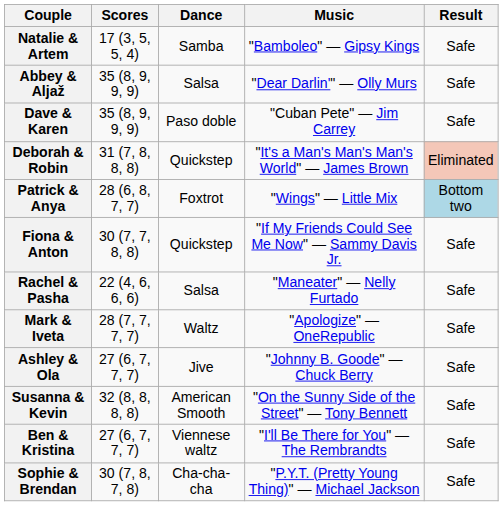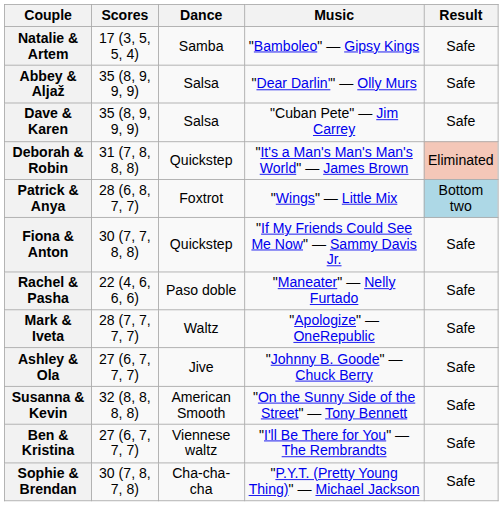(201, 122) Paso doble -> (201, 122) Salsa
(201, 290) Salsa -> (201, 290) Paso doble
